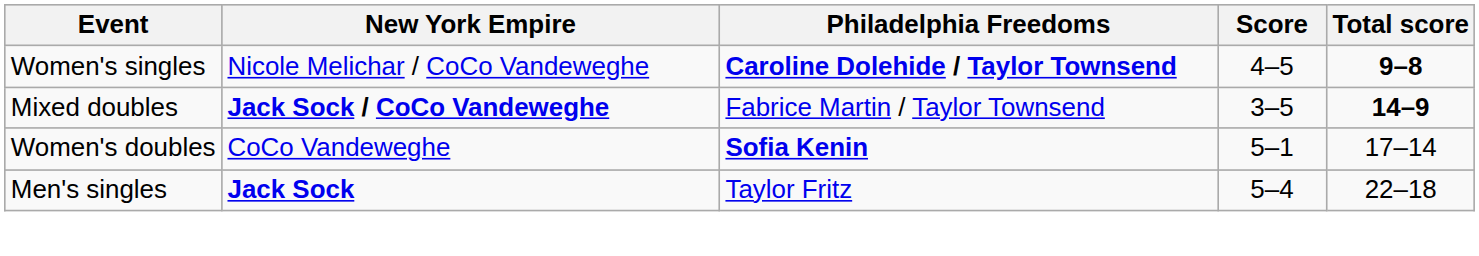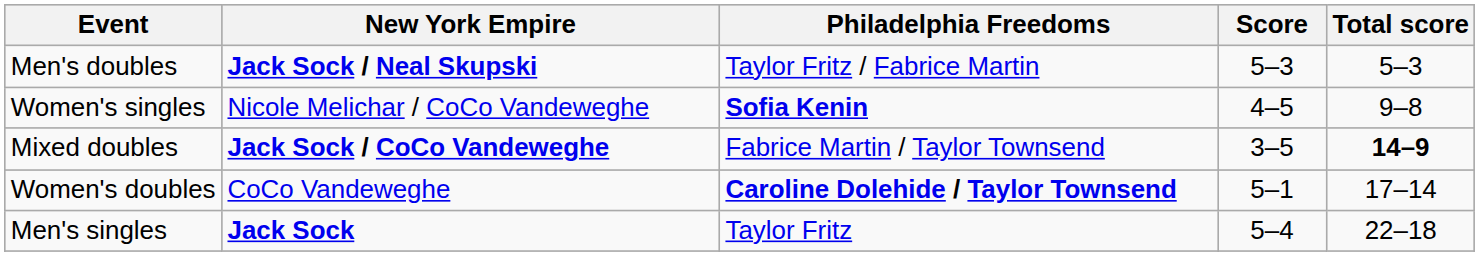+ row: (94, 66)
(951, 66) Caroline Dolehide / Taylor Townsend -> (797, 107) Sofia Kenin
(1401, 66) bold -> (1401, 107) normal
(797, 148) Sofia Kenin -> (951, 189) Caroline Dolehide / Taylor Townsend
